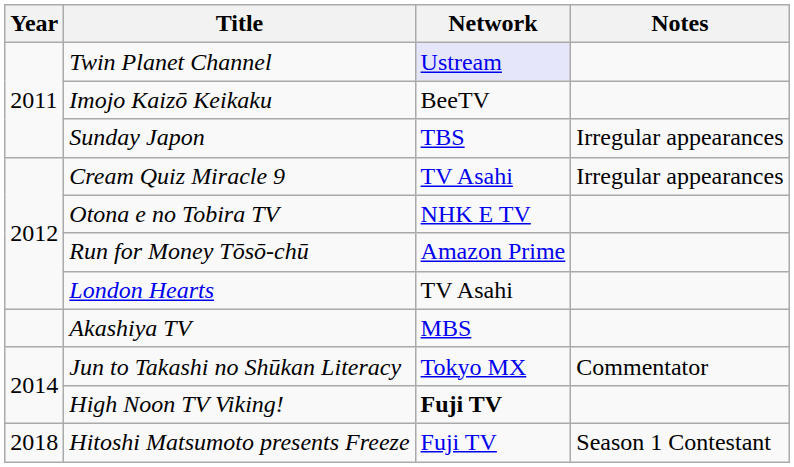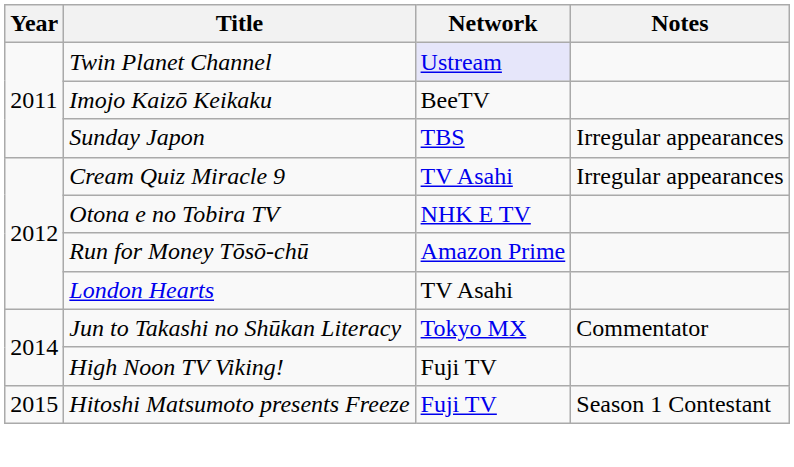- row: (130, 328)
(461, 404) bold -> (459, 366) normal
(34, 442) 2018 -> (34, 404) 2015
